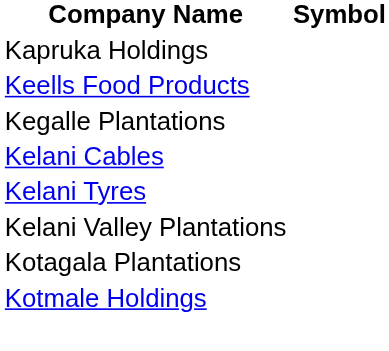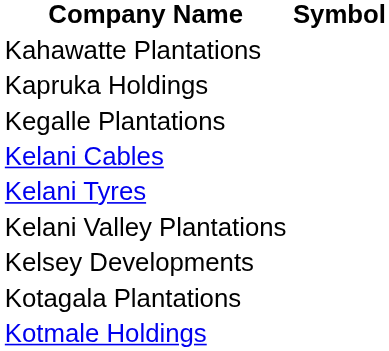+ row: (133, 50)
- row: (127, 85)
+ row: (129, 262)
